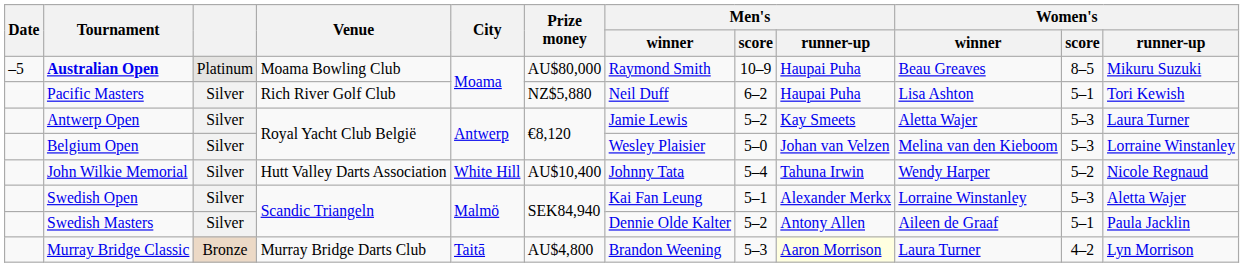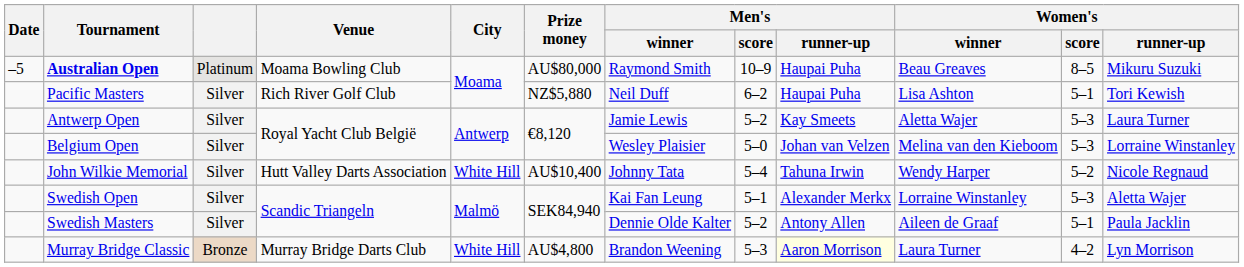(470, 249) Taitā -> (487, 249) White Hill
